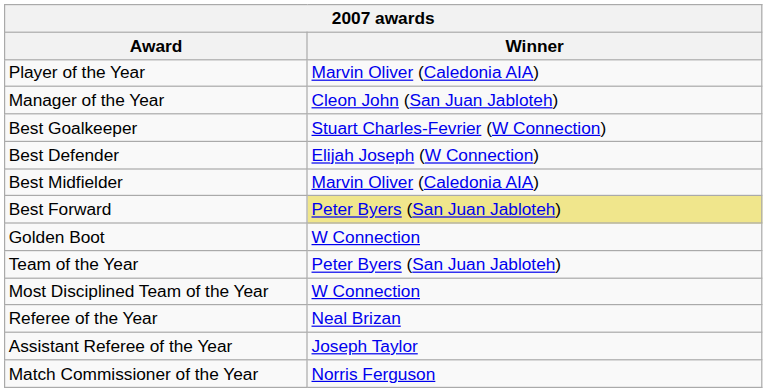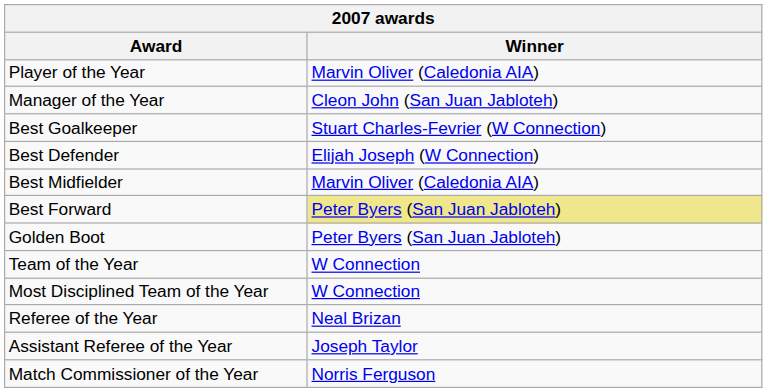(366, 237) W Connection -> (436, 237) Peter Byers (San Juan Jabloteh)
(436, 264) Peter Byers (San Juan Jabloteh) -> (366, 264) W Connection
